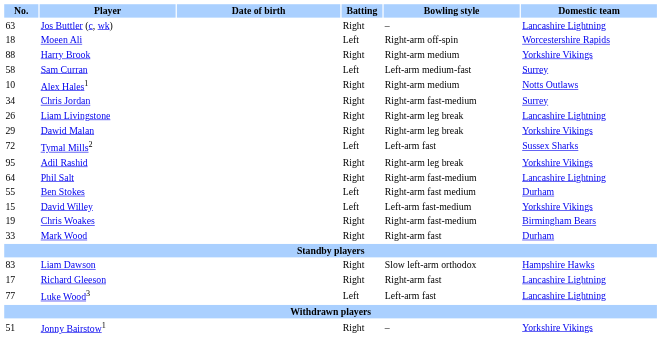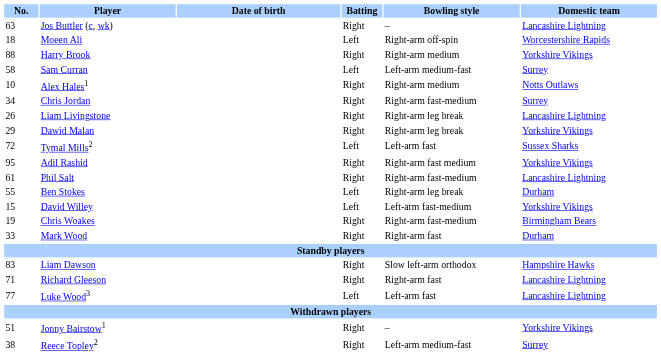(424, 162) Right-arm leg break -> (430, 162) Right-arm fast medium
(10, 177) 64 -> (10, 177) 61
(430, 192) Right-arm fast medium -> (424, 192) Right-arm leg break
(10, 279) 17 -> (10, 279) 71
+ row: (69, 345)
